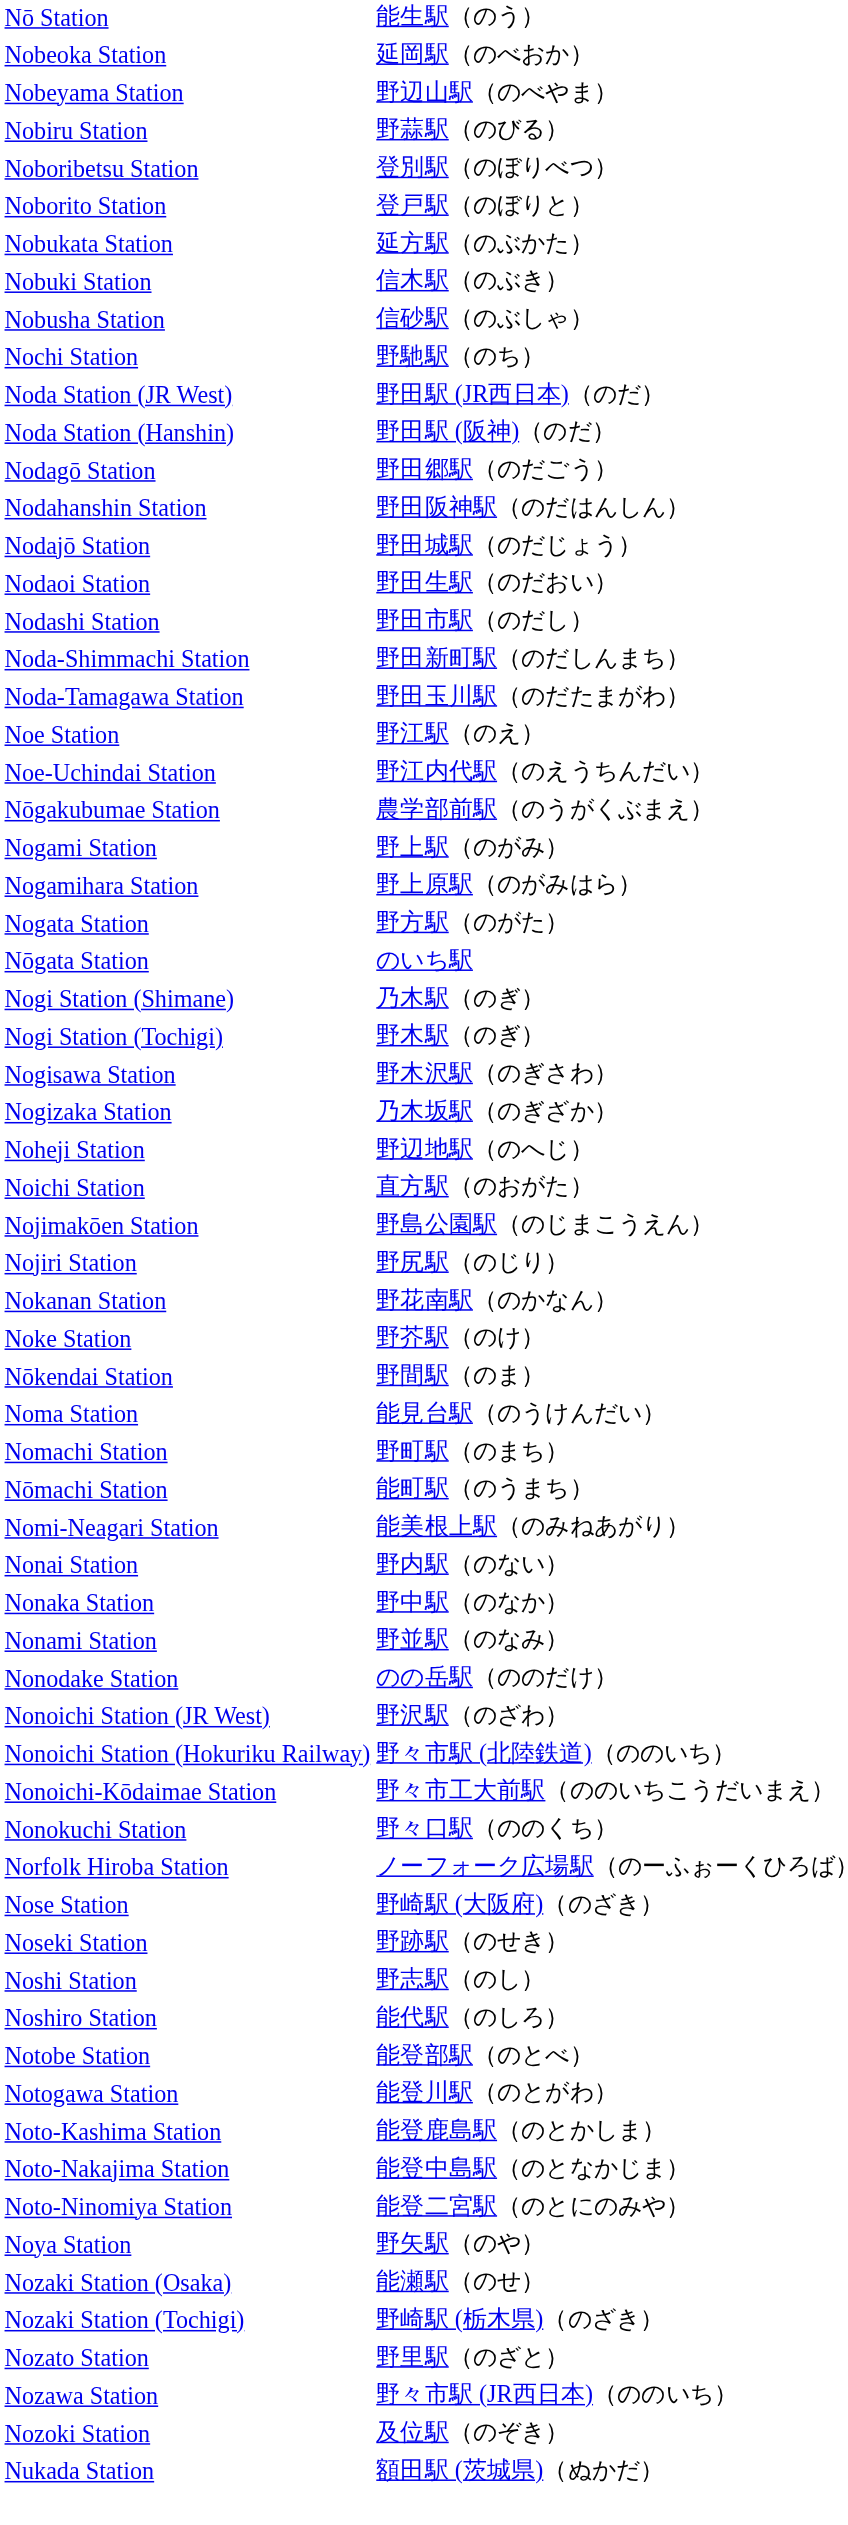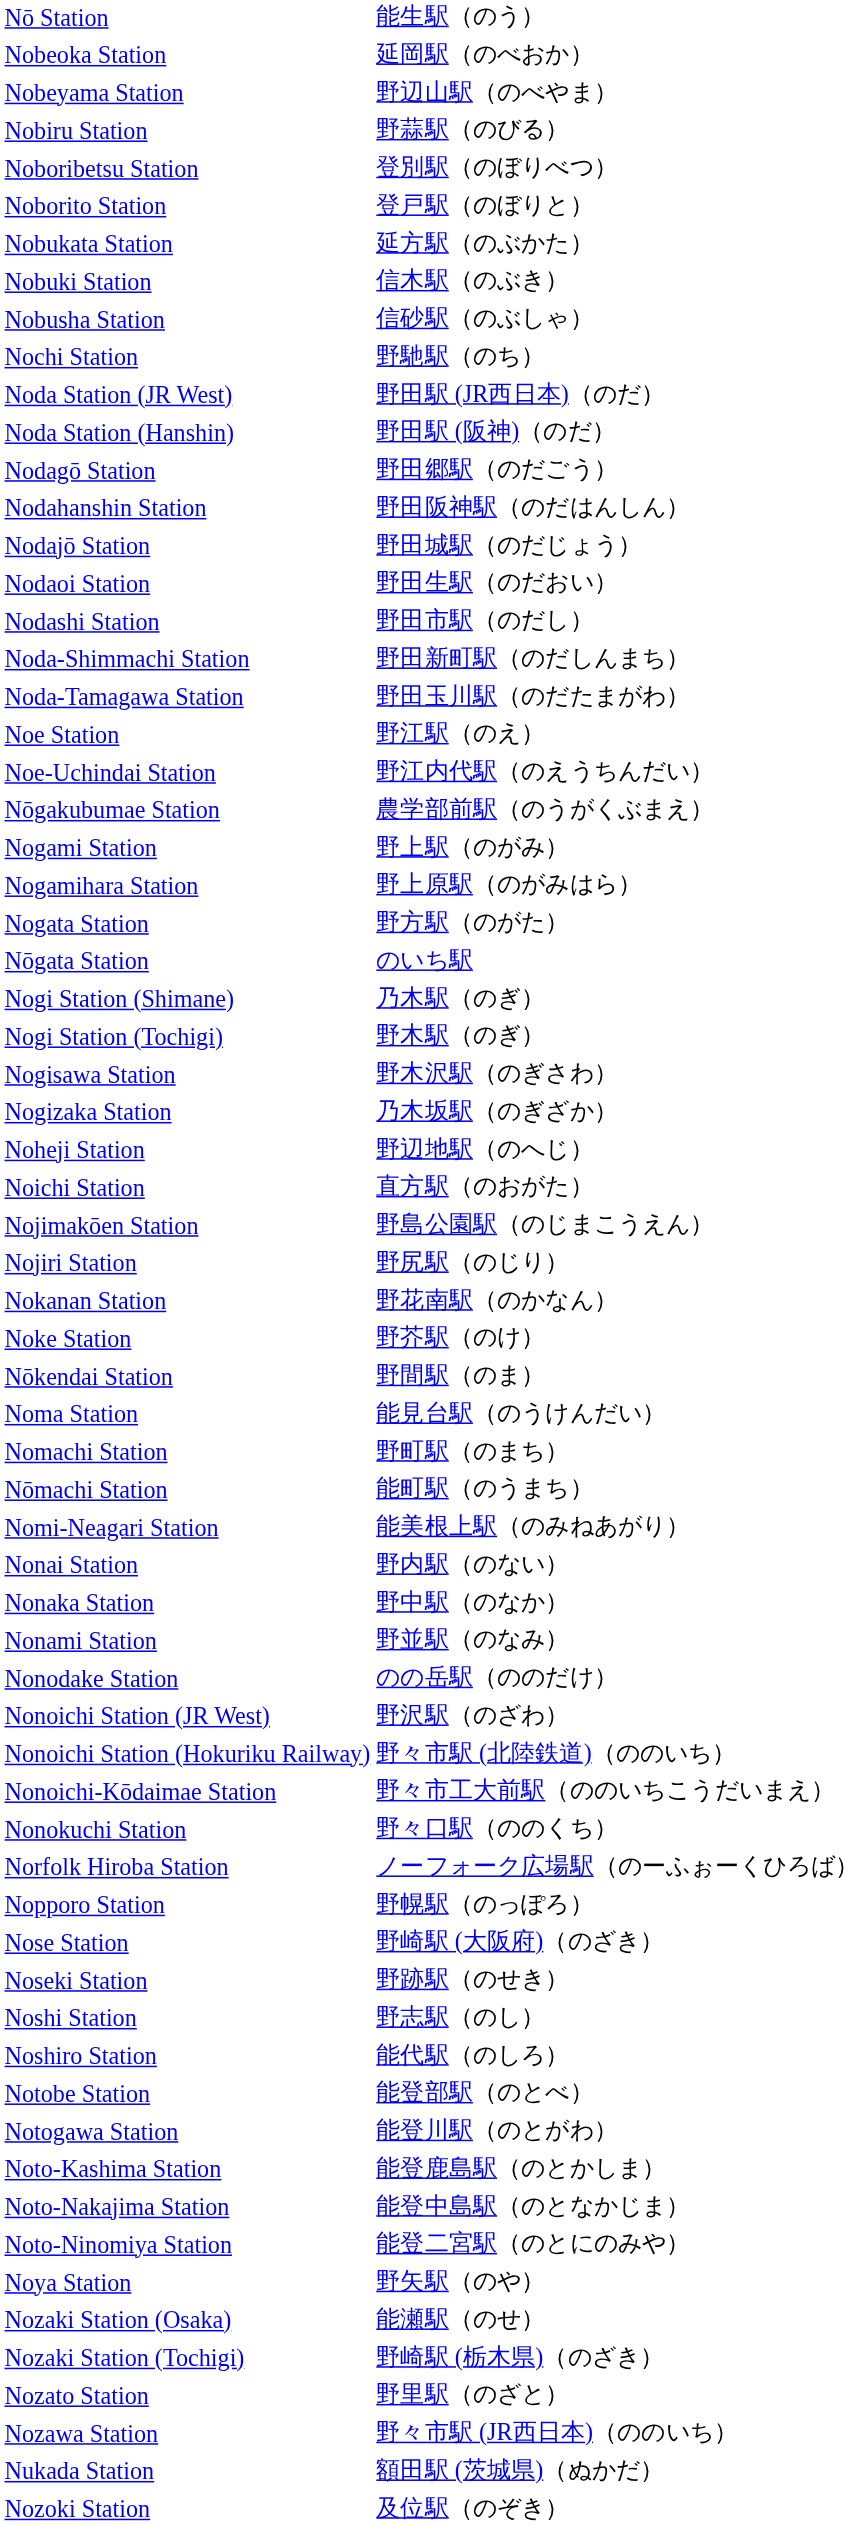+ row: (85, 1904)
rows swapped: (77, 2433) <-> (79, 2470)
